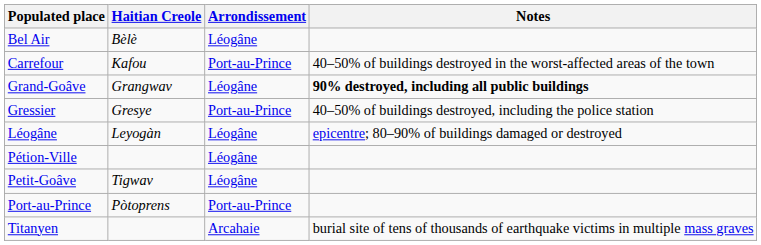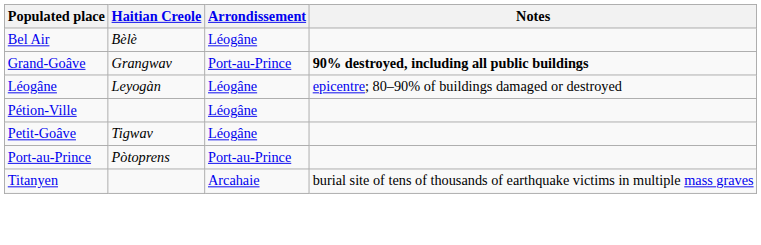- row: (36, 63)
(233, 87) Léogâne -> (250, 63) Port-au-Prince
- row: (32, 110)
